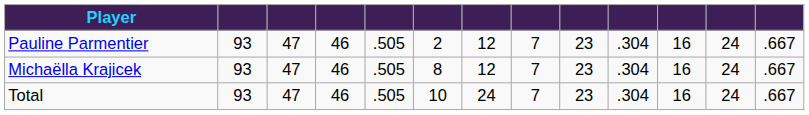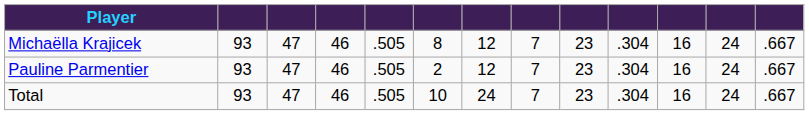rows swapped: (75, 69) <-> (78, 43)
